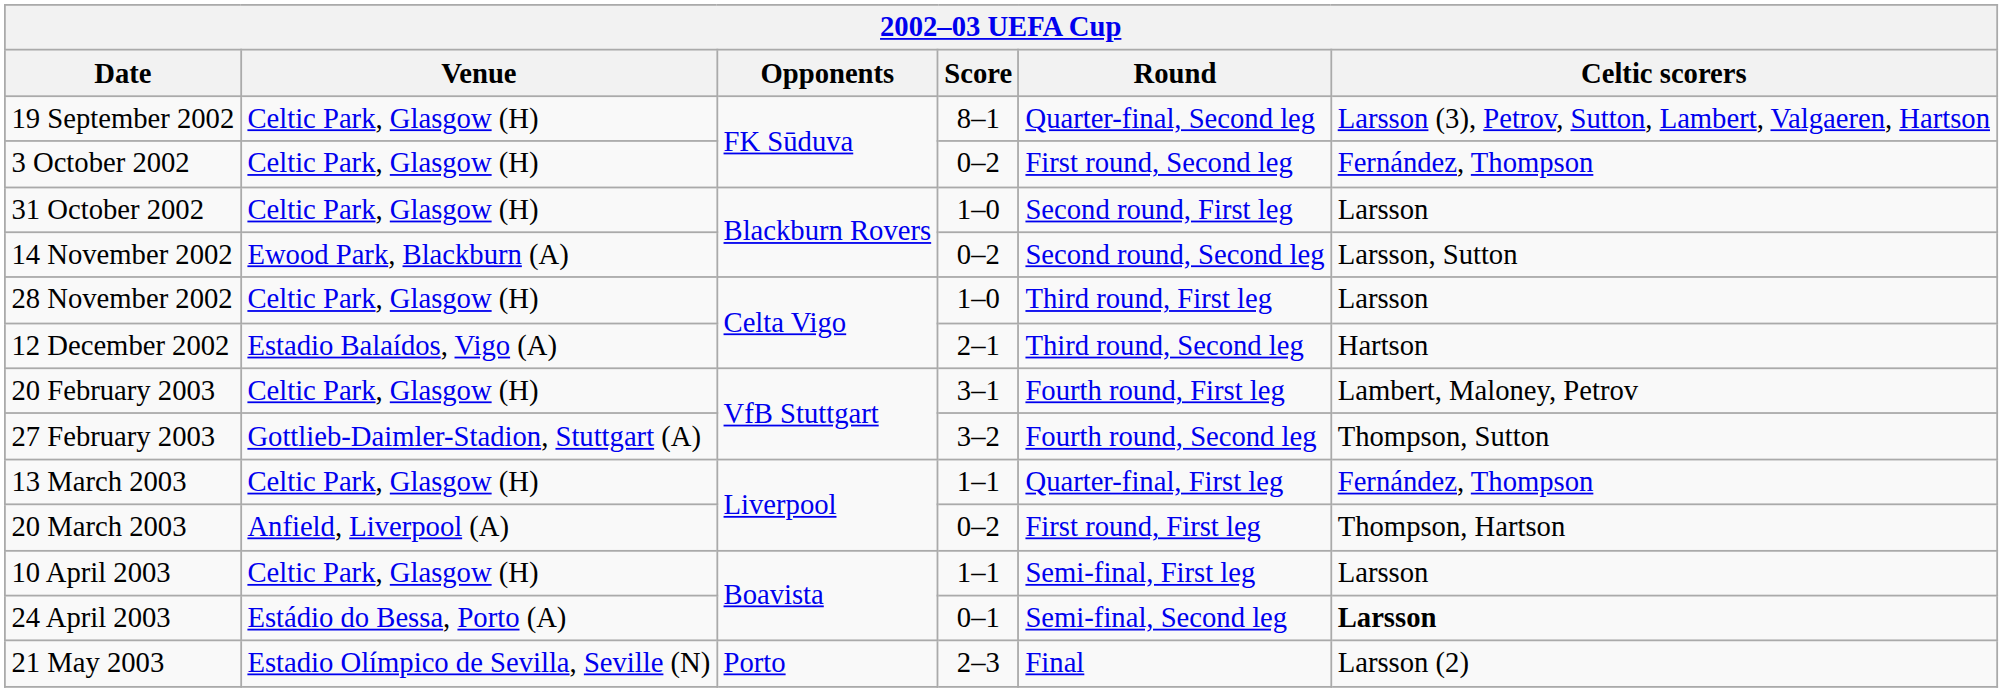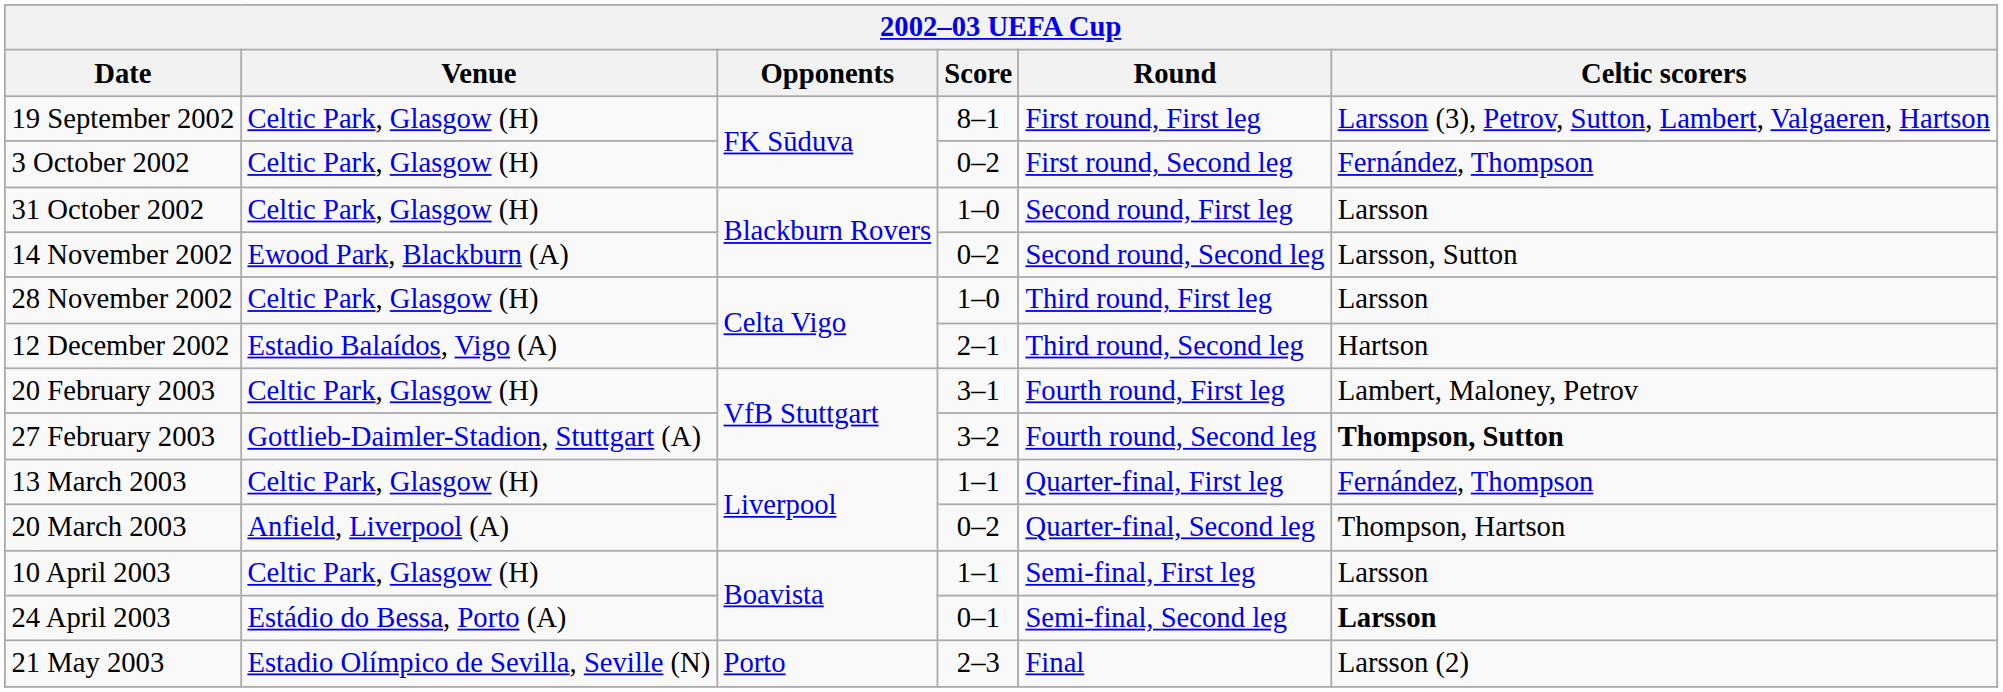(1170, 118) Quarter-final, Second leg -> (1143, 118) First round, First leg
(1444, 436) normal -> (1451, 436) bold
(1143, 526) First round, First leg -> (1170, 526) Quarter-final, Second leg
